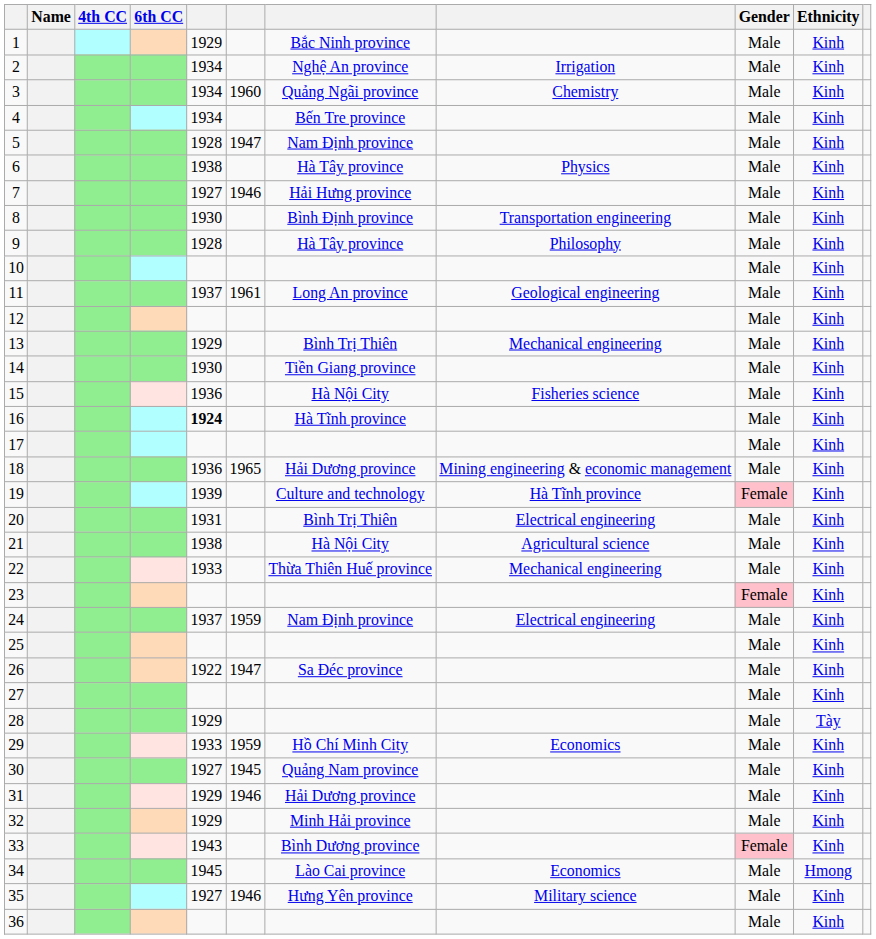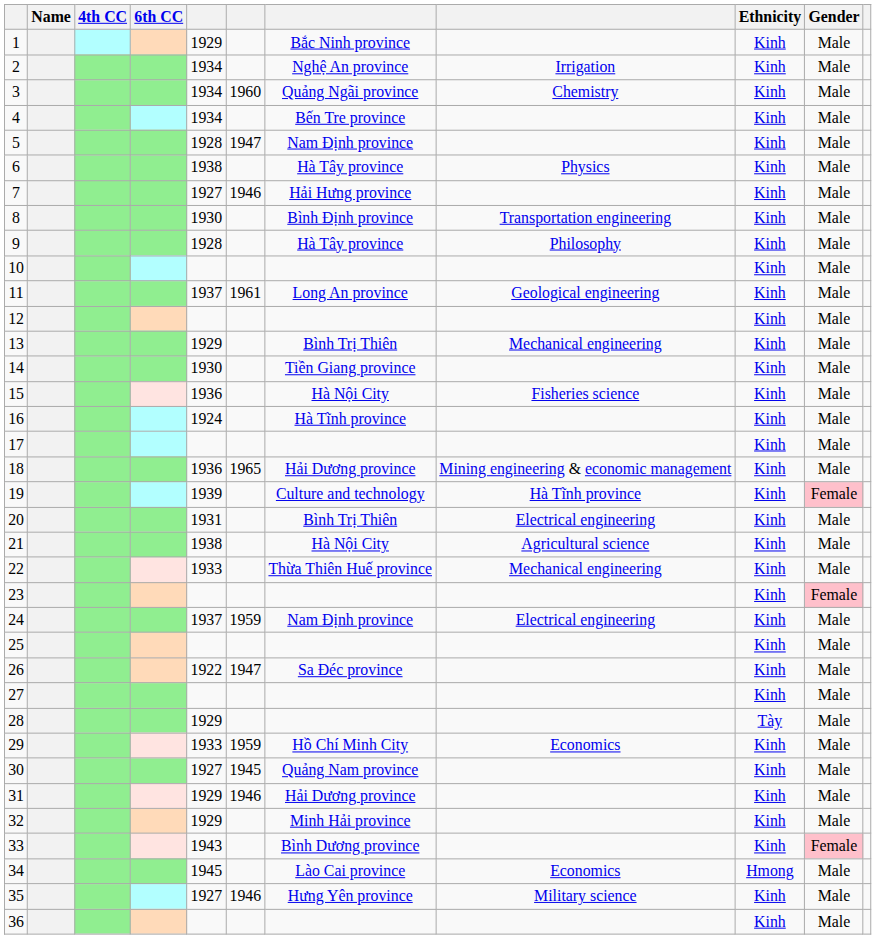columns swapped: (828, 17) <-> (764, 17)
(206, 419) bold -> (206, 419) normal
